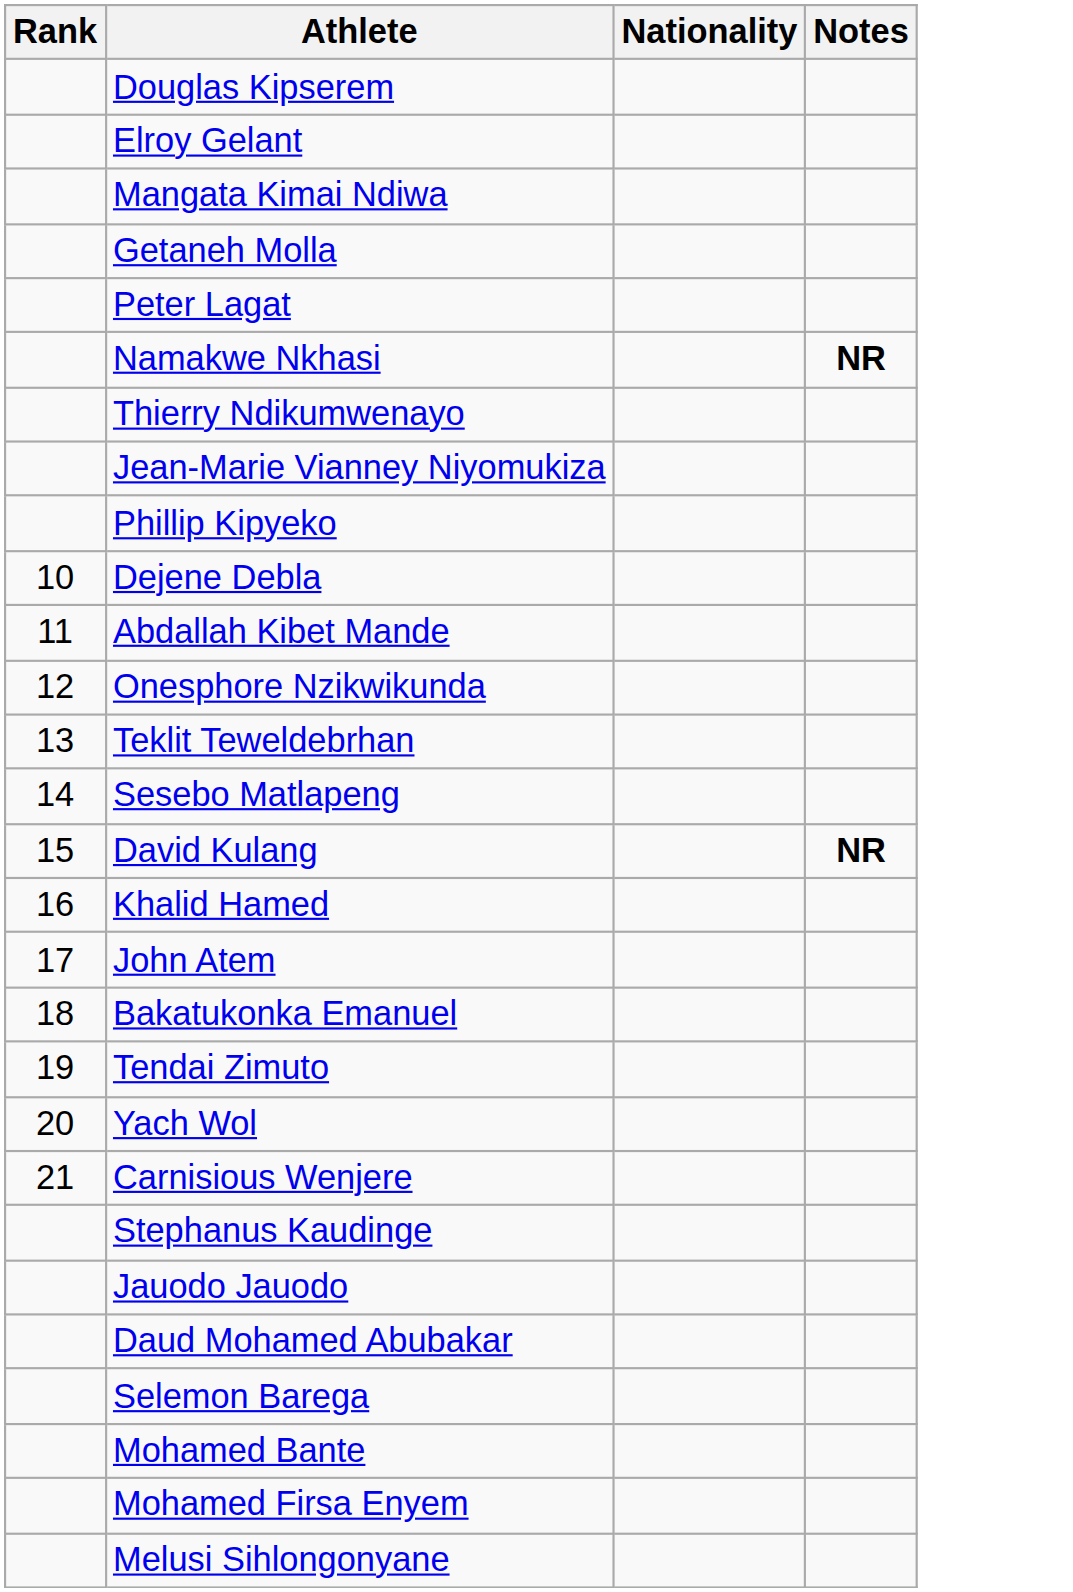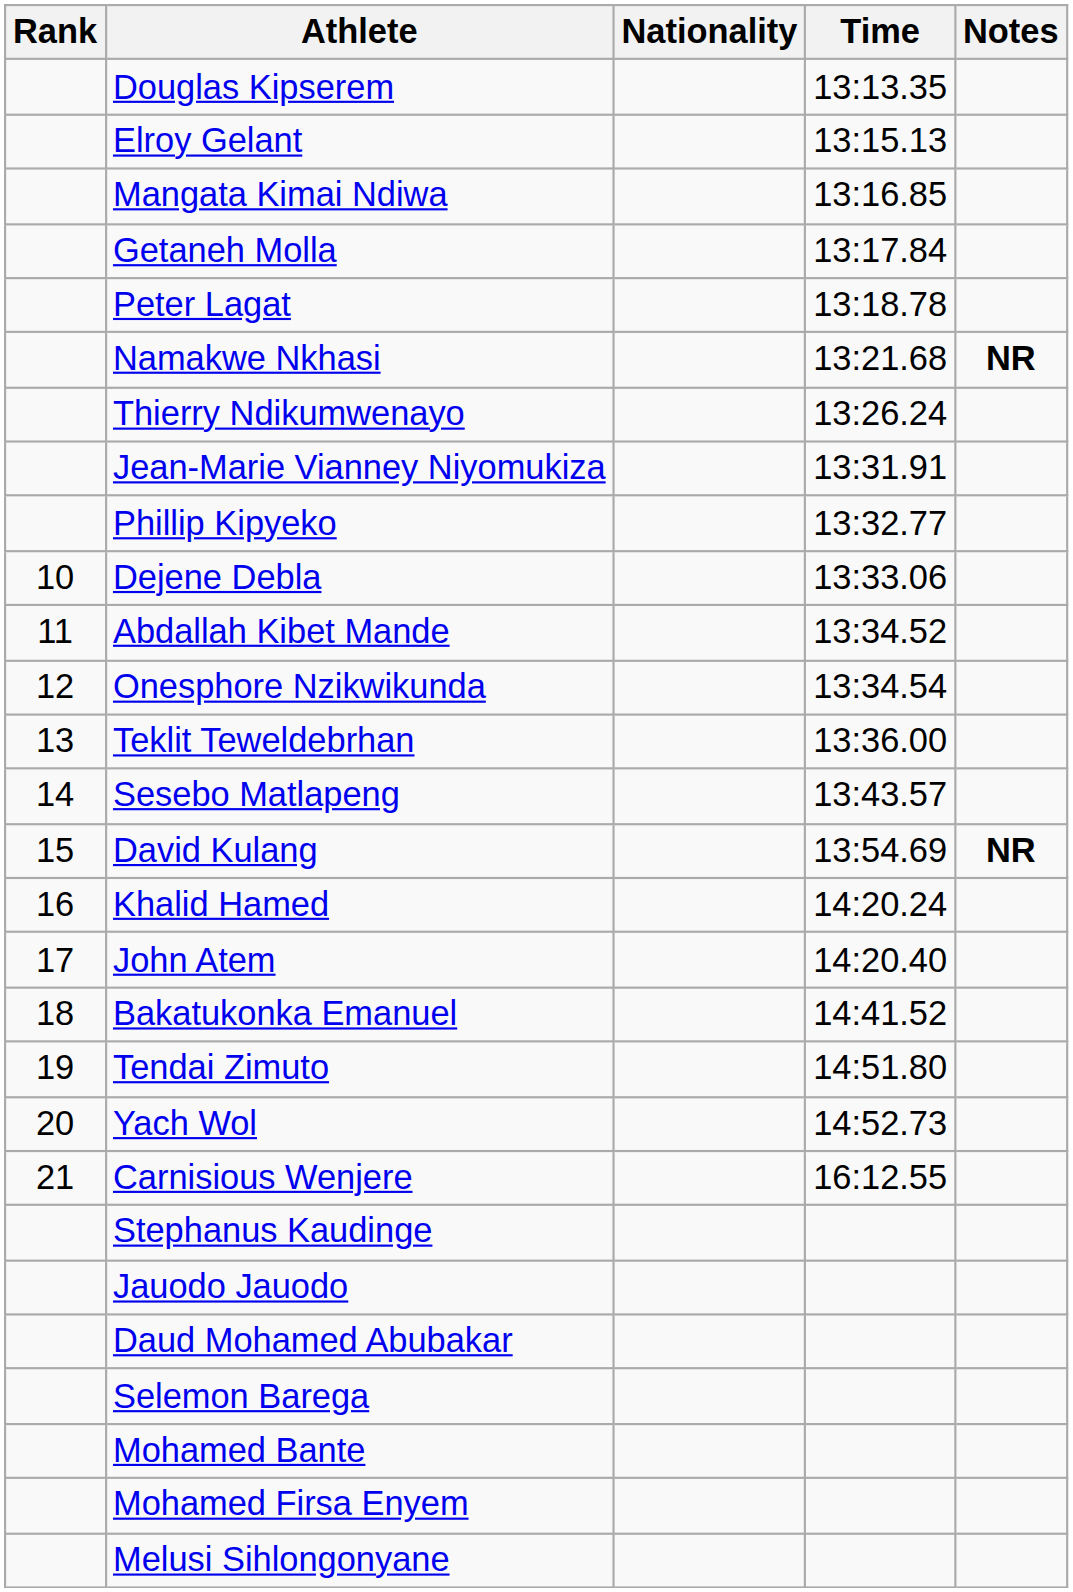+ column: (880, 31)
